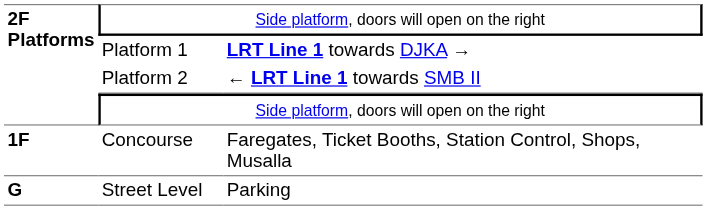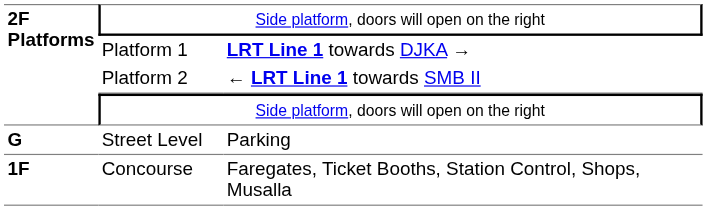rows swapped: (147, 139) <-> (152, 190)
